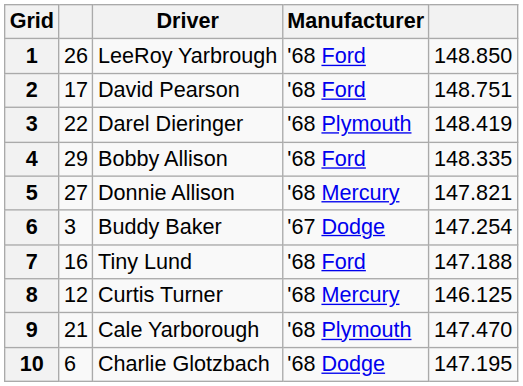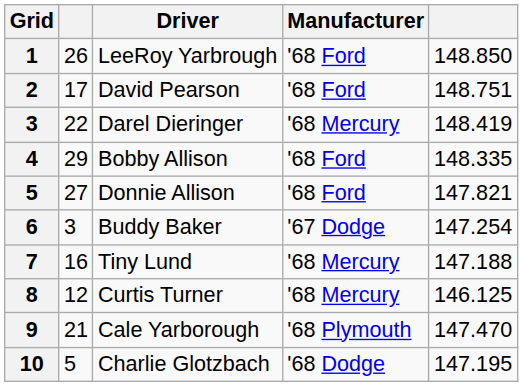(349, 124) '68 Plymouth -> (343, 124) '68 Mercury
(343, 192) '68 Mercury -> (327, 192) '68 Ford
(327, 261) '68 Ford -> (343, 261) '68 Mercury
(70, 364) 6 -> (70, 364) 5
